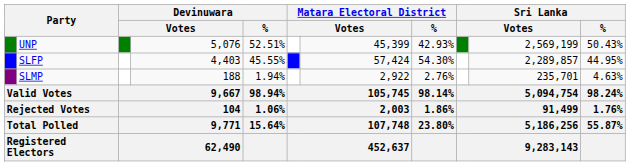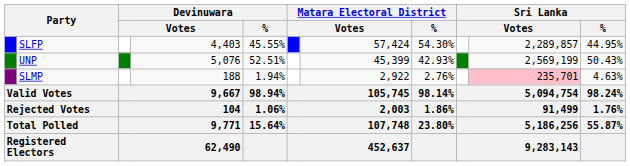rows swapped: (28, 45) <-> (31, 61)
(557, 77) no background -> (557, 77) pink background
